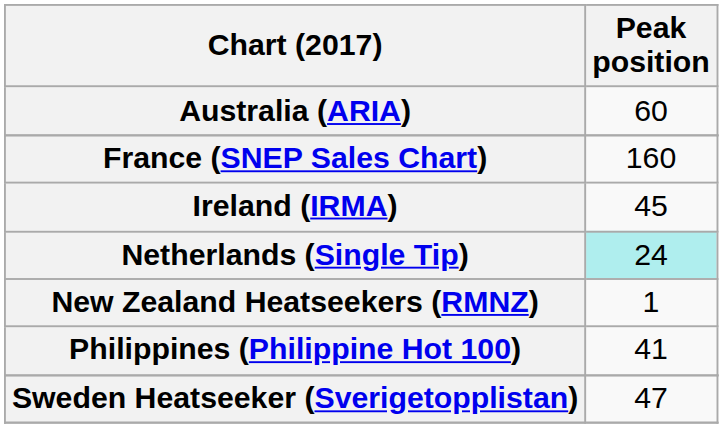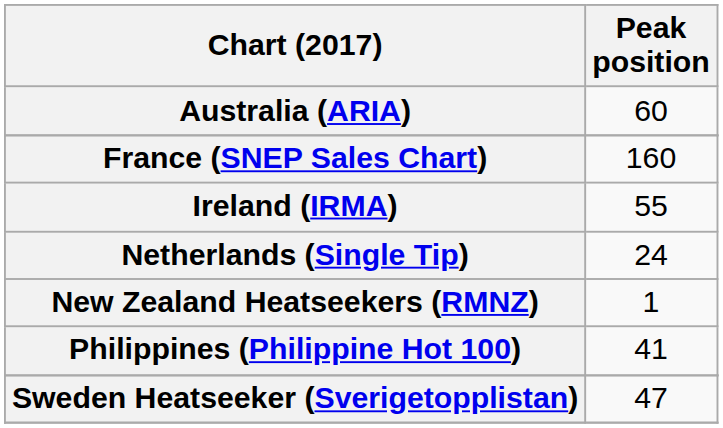(651, 206) 45 -> (651, 206) 55
(651, 254) paleturquoise background -> (651, 254) no background
